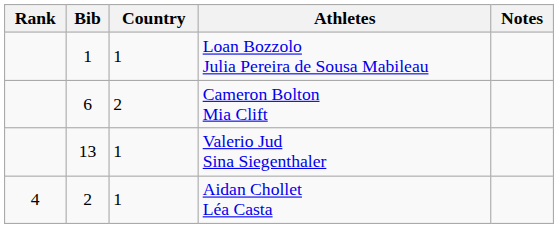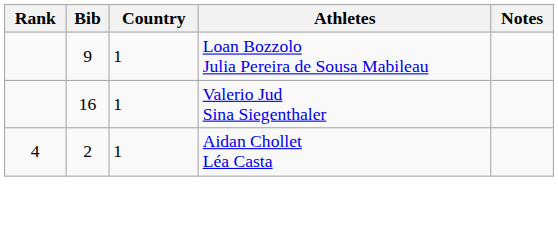(88, 56) 1 -> (88, 56) 9
- row: (261, 103)
(88, 151) 13 -> (88, 103) 16
